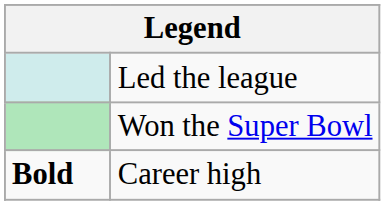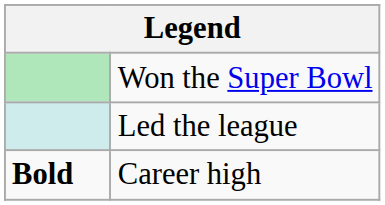rows swapped: (245, 125) <-> (208, 77)
